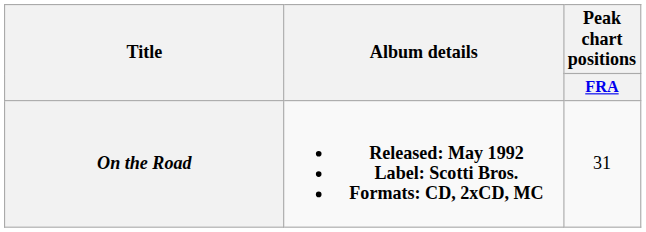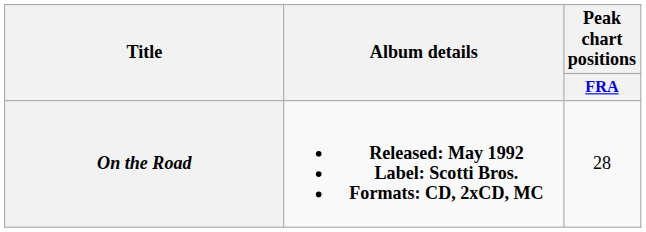(602, 163) 31 -> (602, 163) 28
